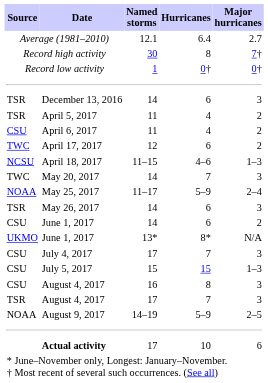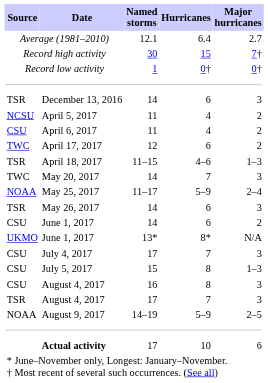(208, 54) 8 -> (206, 54) 15
(16, 115) TSR -> (20, 115) NCSU
(20, 161) NCSU -> (16, 161) TSR
(206, 269) 15 -> (208, 269) 8
